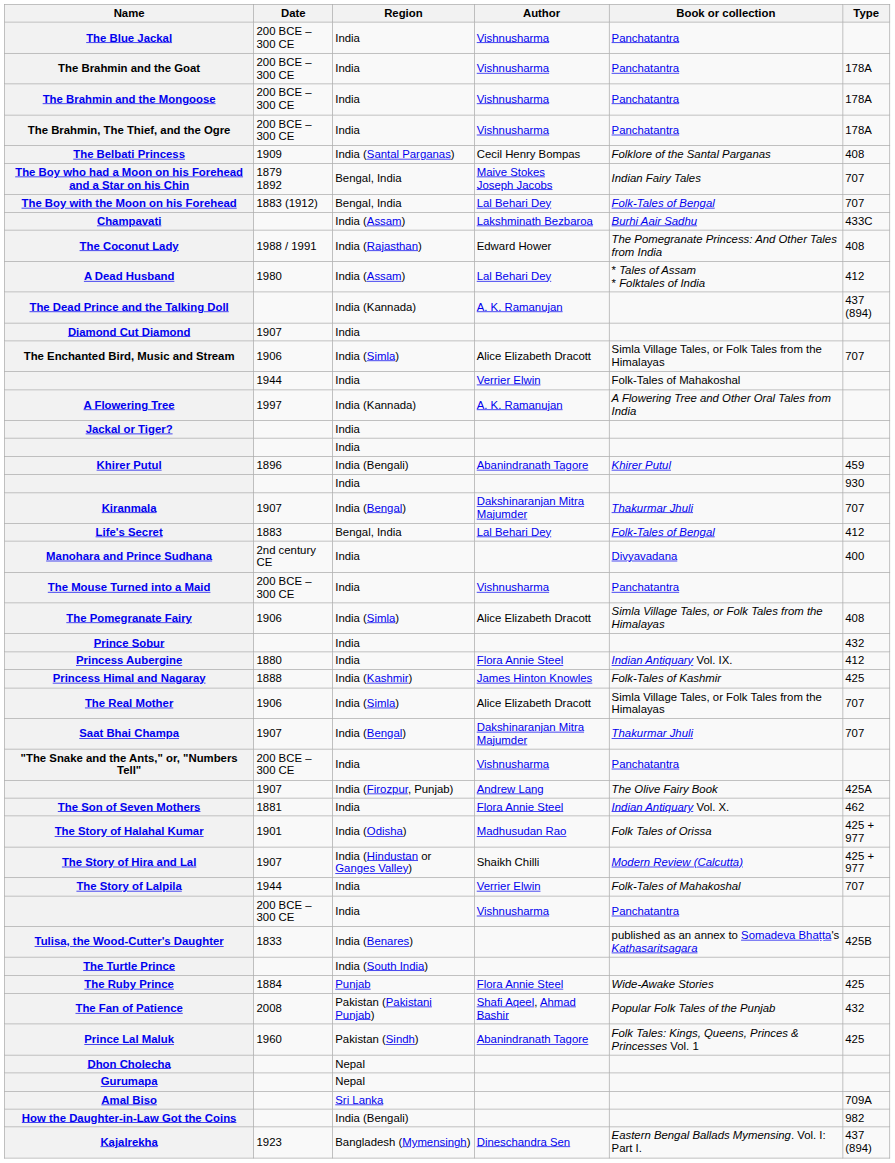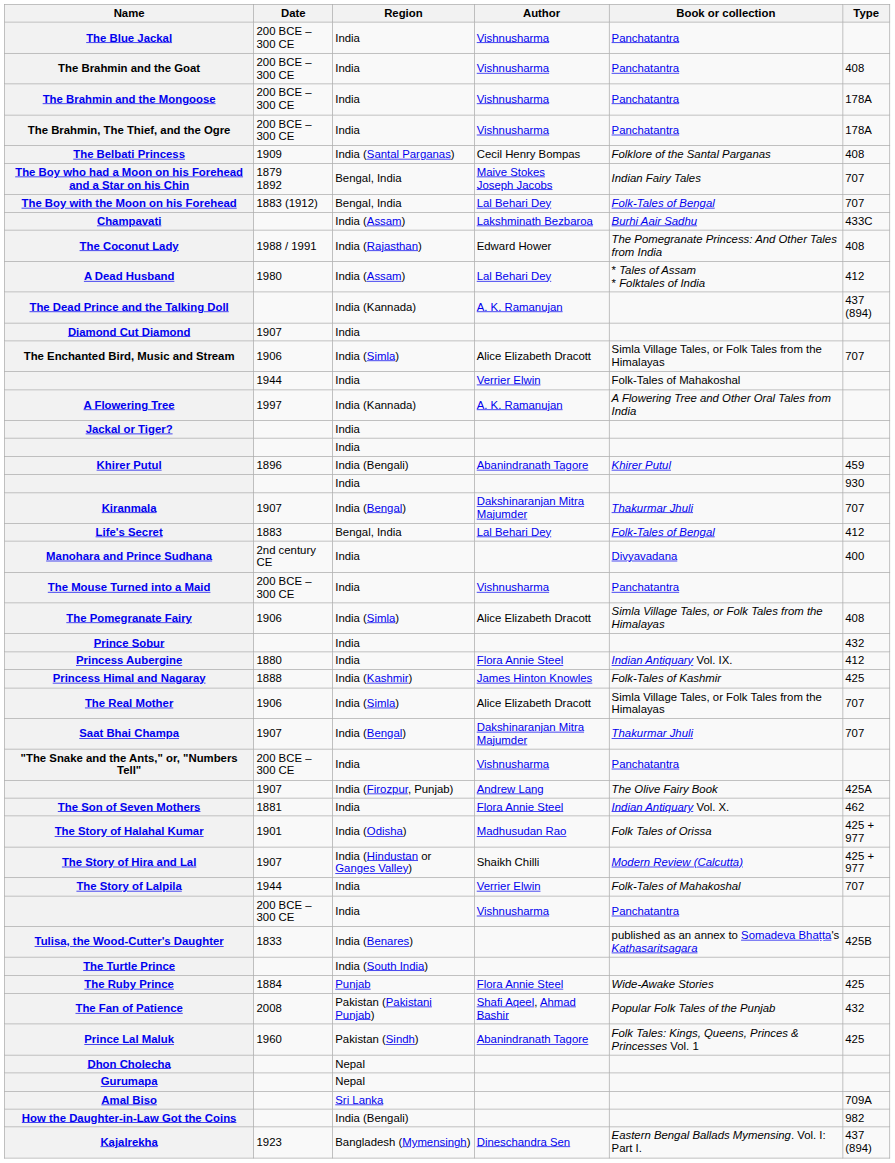(859, 68) 178A -> (855, 68) 408
